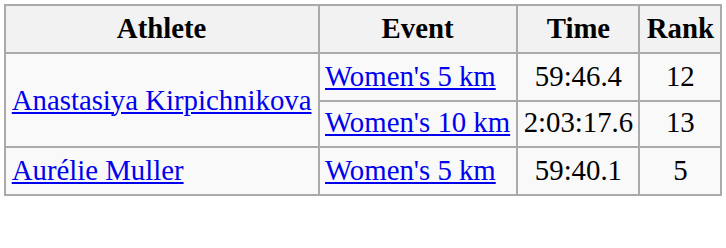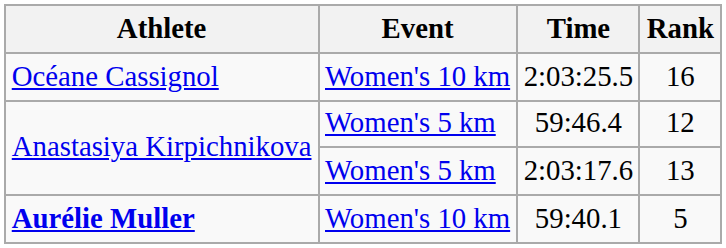+ row: (578, 76)
(418, 123) Women's 10 km -> (410, 171) Women's 5 km
(98, 171) normal -> (103, 218) bold
(410, 171) Women's 5 km -> (418, 218) Women's 10 km
